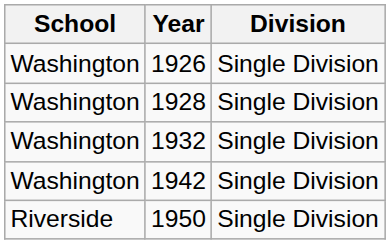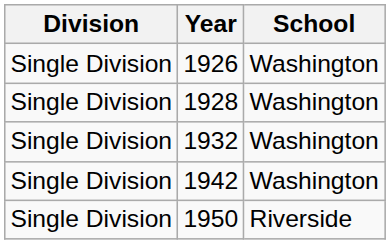columns swapped: (75, 24) <-> (298, 24)
